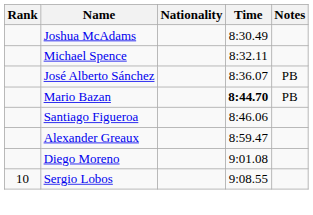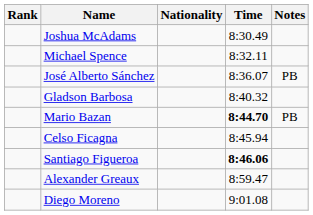+ row: (88, 96)
+ row: (81, 138)
(248, 117) normal -> (248, 158) bold
- row: (78, 179)
